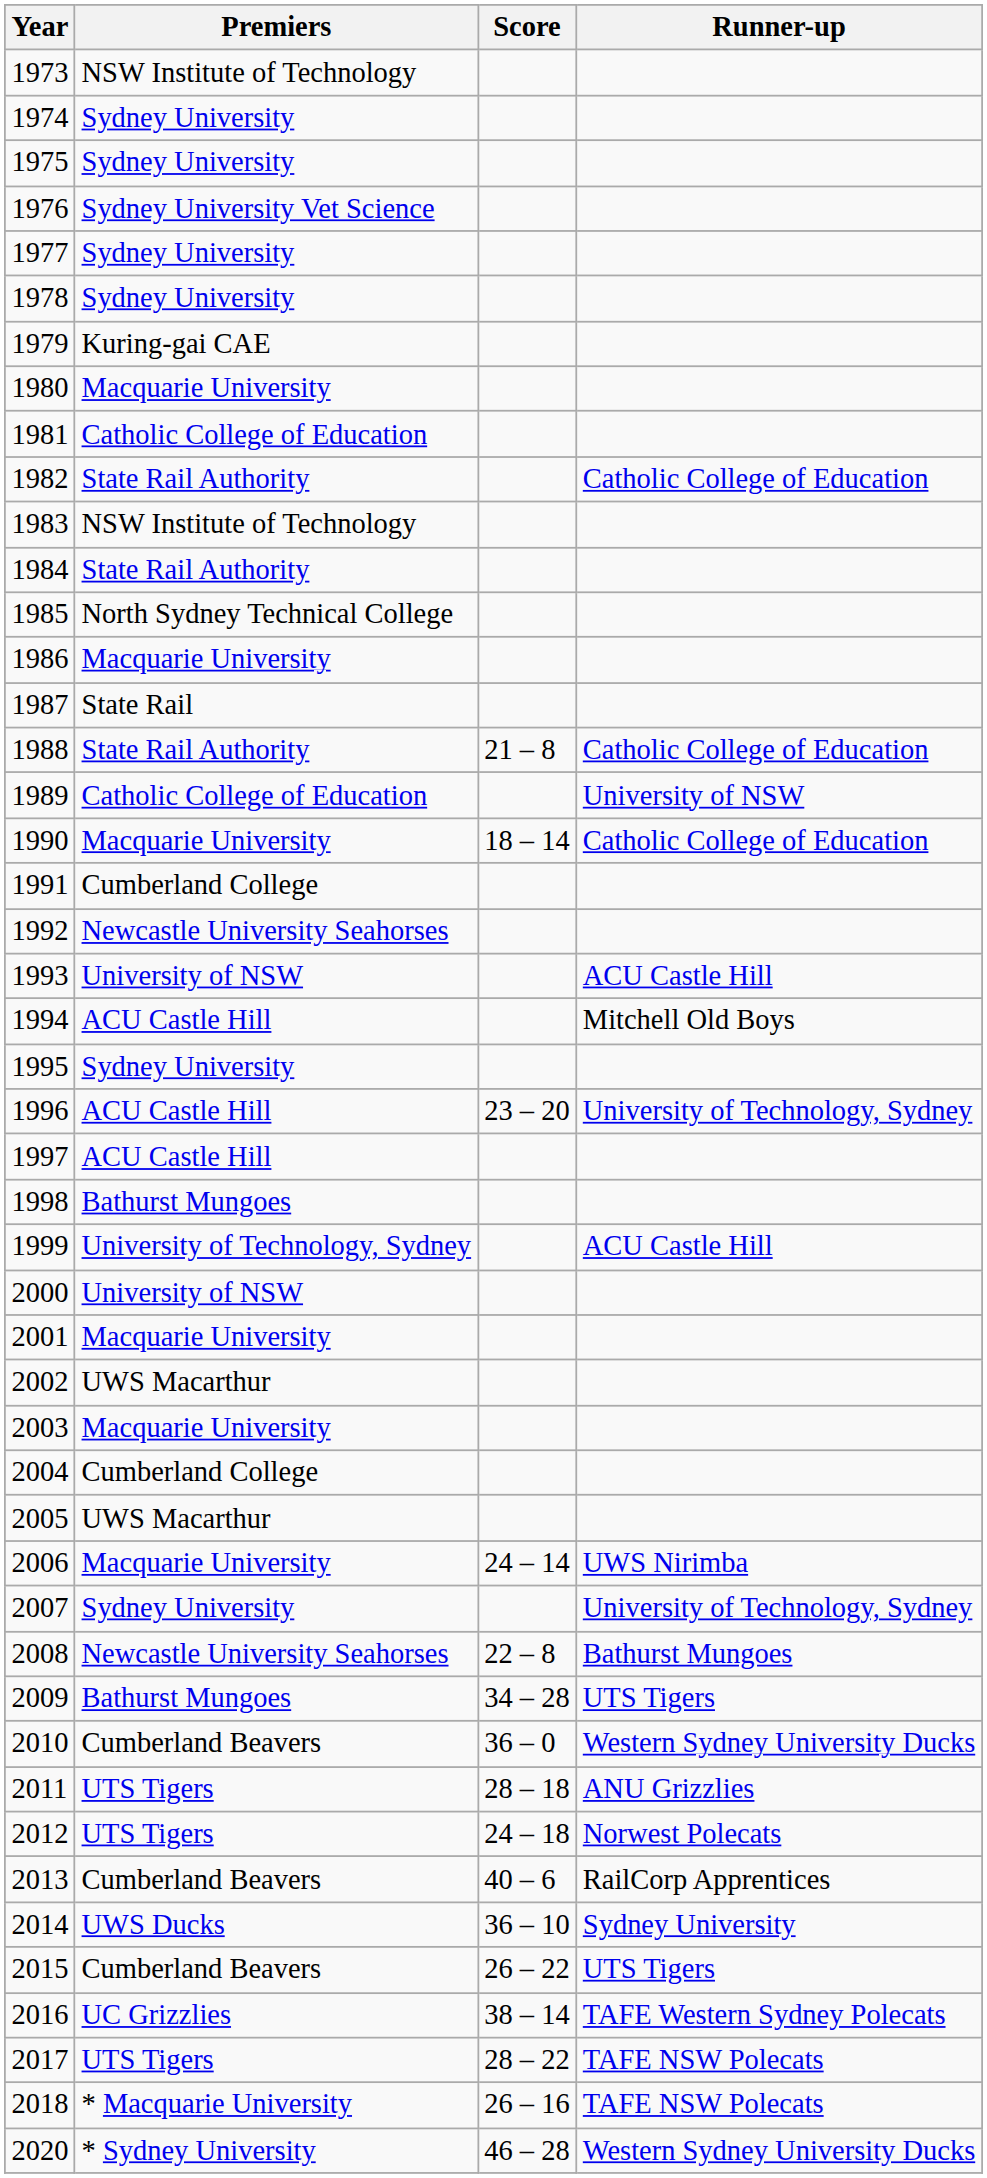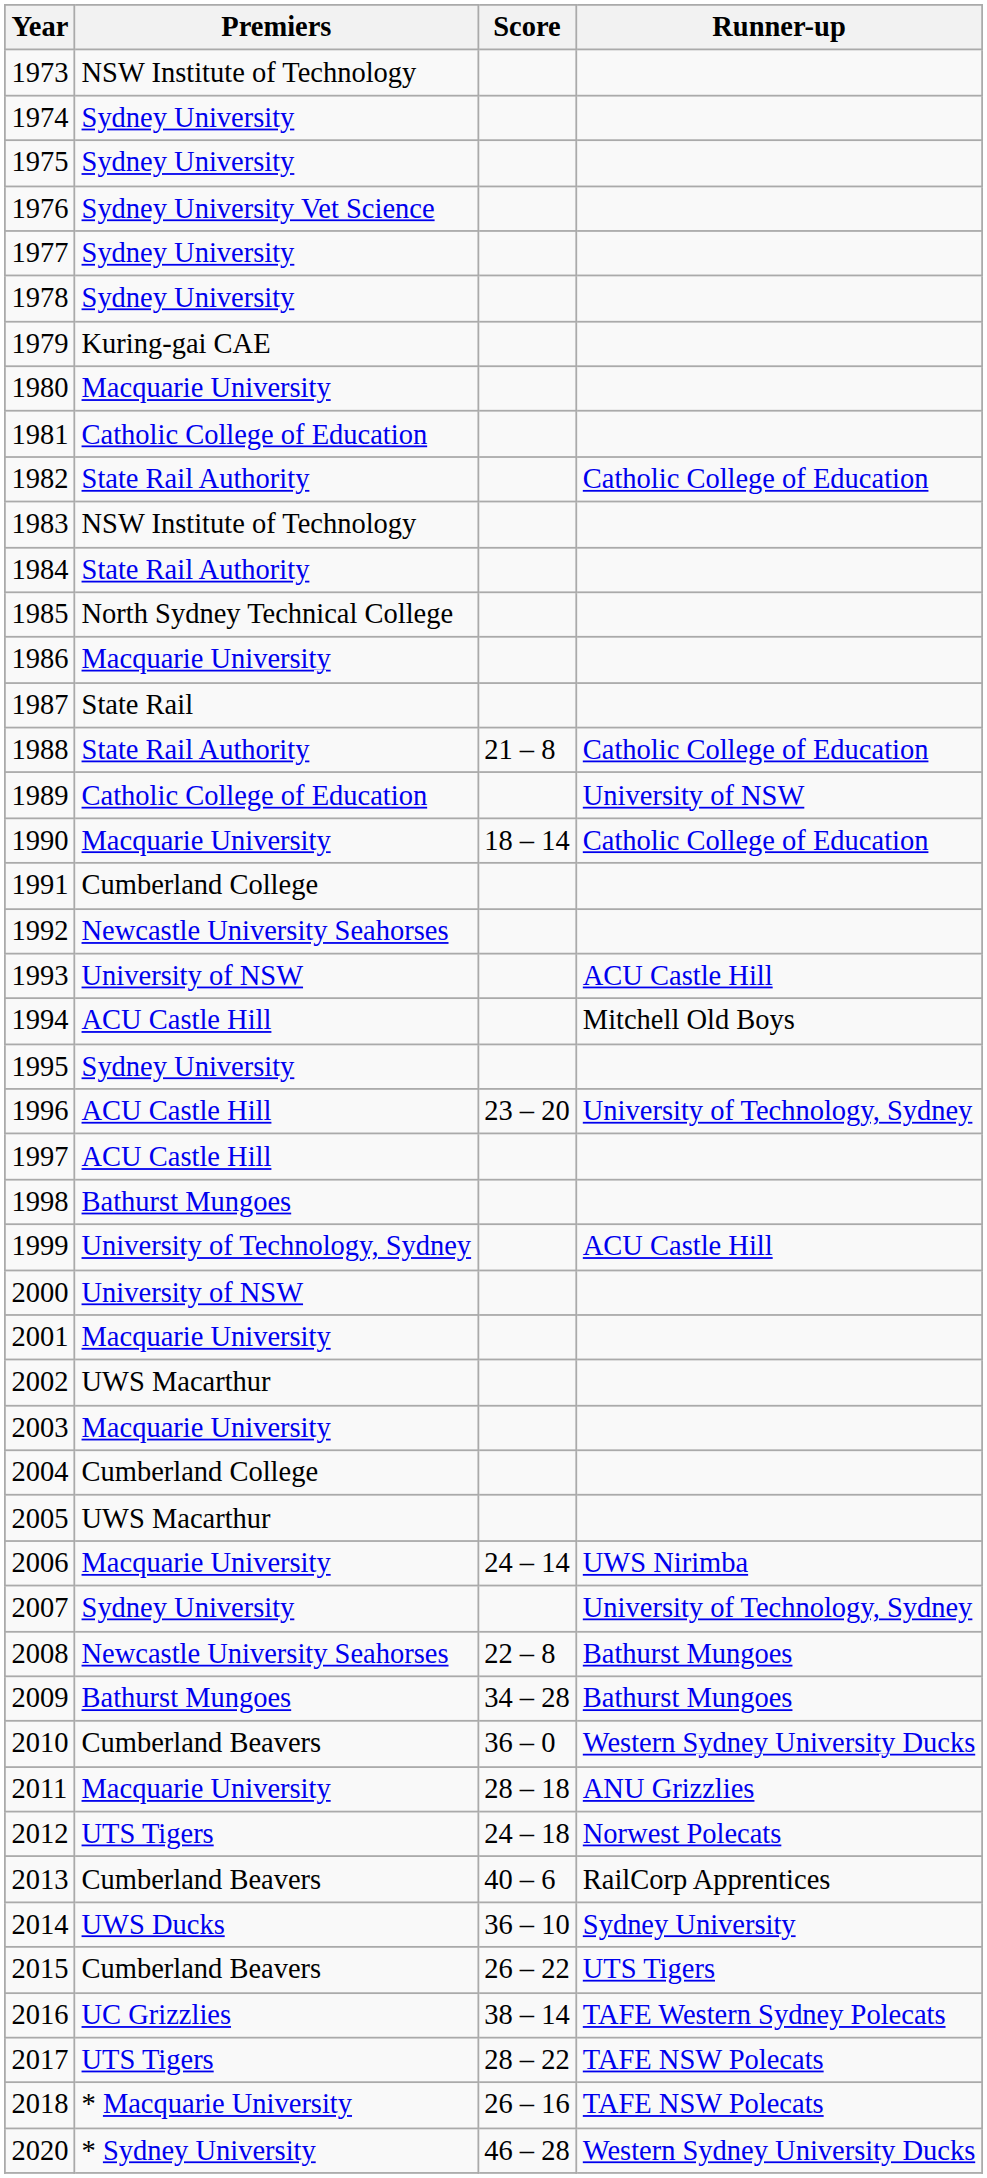(649, 1698) UTS Tigers -> (688, 1698) Bathurst Mungoes
(148, 1788) UTS Tigers -> (206, 1788) Macquarie University
